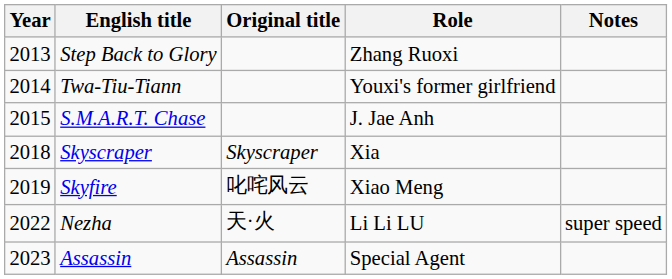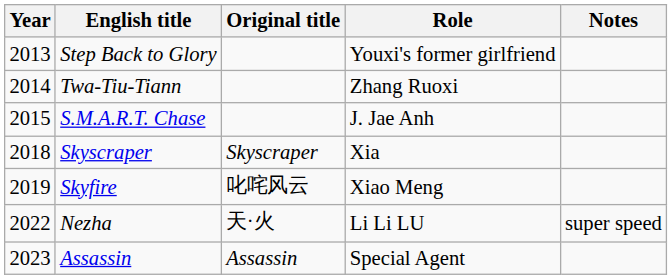(404, 53) Zhang Ruoxi -> (453, 53) Youxi's former girlfriend
(453, 86) Youxi's former girlfriend -> (404, 86) Zhang Ruoxi
